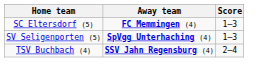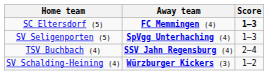(230, 24) normal -> (249, 24) bold
+ row: (63, 63)
